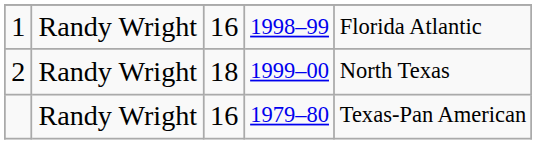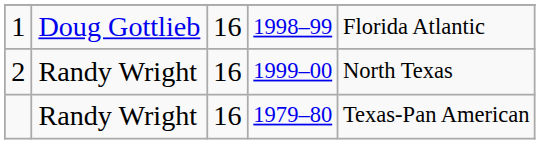(118, 26) Randy Wright -> (119, 26) Doug Gottlieb
(224, 71) 18 -> (227, 71) 16
